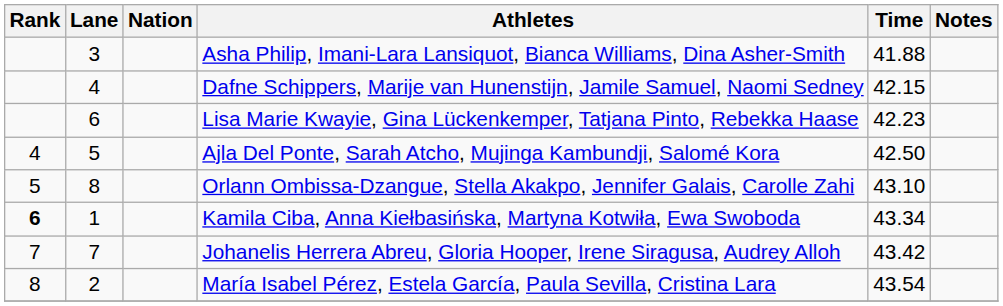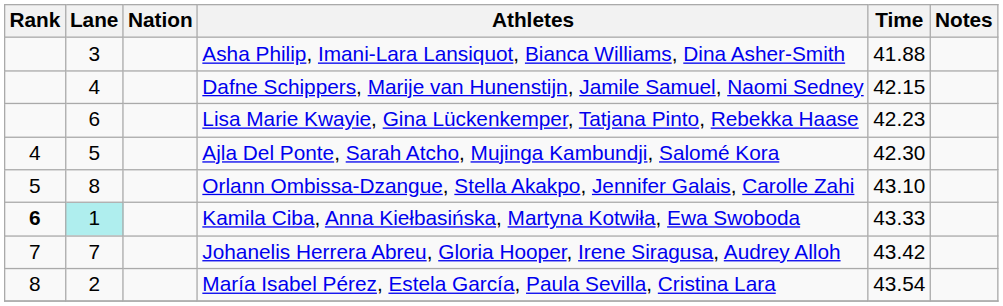(899, 152) 42.50 -> (899, 152) 42.30
(94, 218) no background -> (94, 218) paleturquoise background
(899, 218) 43.34 -> (899, 218) 43.33
